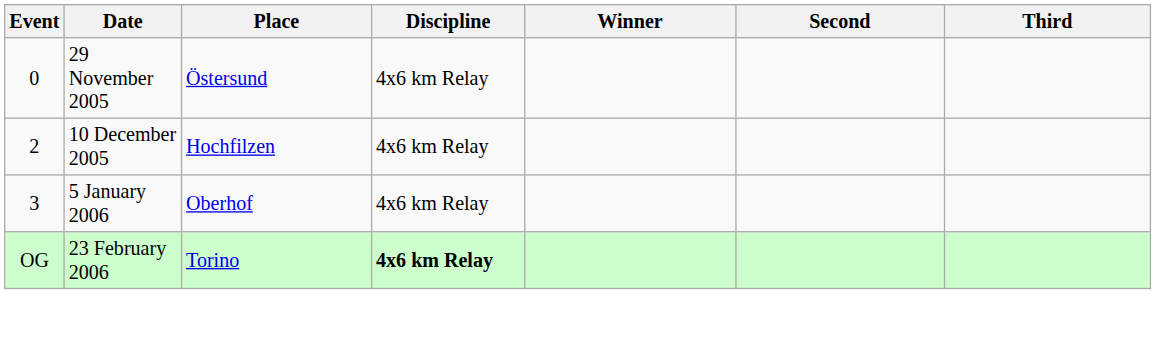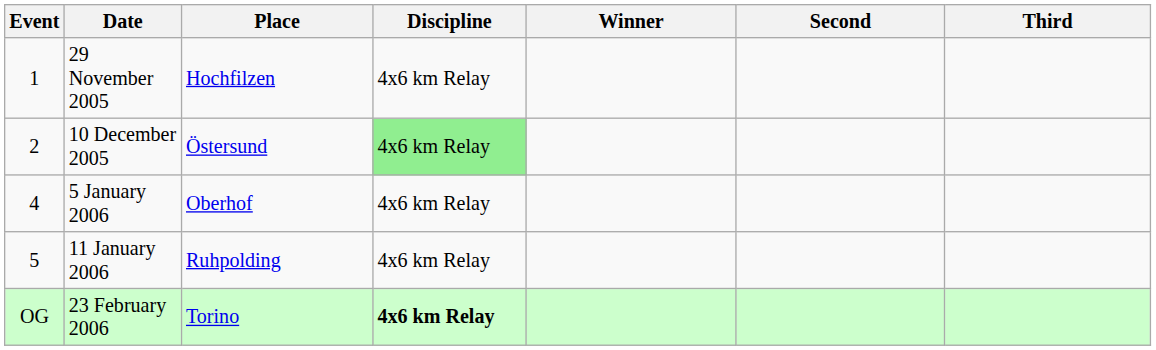(34, 78) 0 -> (34, 78) 1
(227, 78) Östersund -> (231, 78) Hochfilzen
(231, 146) Hochfilzen -> (227, 146) Östersund
(432, 146) no background -> (434, 146) lightgreen background
(34, 203) 3 -> (34, 203) 4
+ row: (112, 260)
